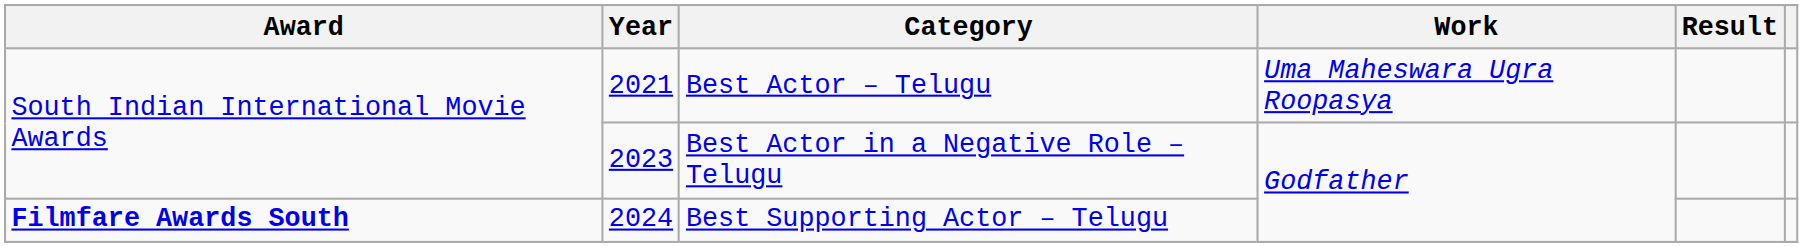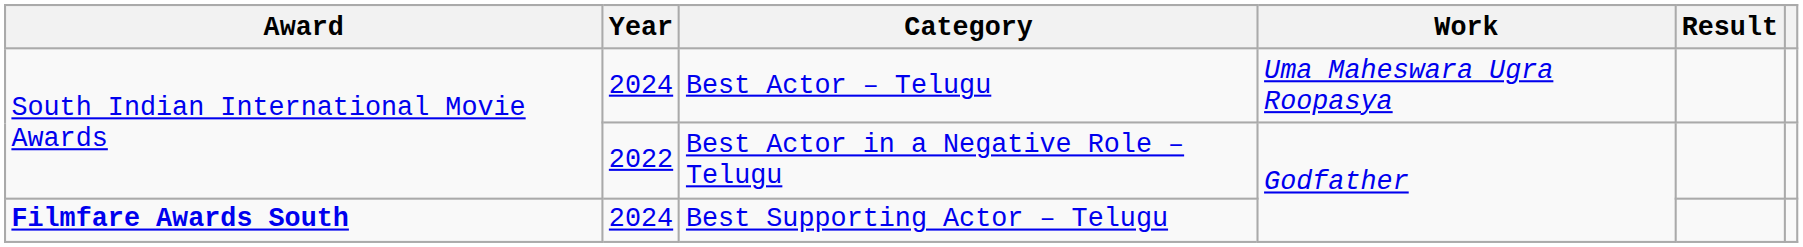(641, 86) 2021 -> (641, 86) 2024
(641, 160) 2023 -> (641, 160) 2022
